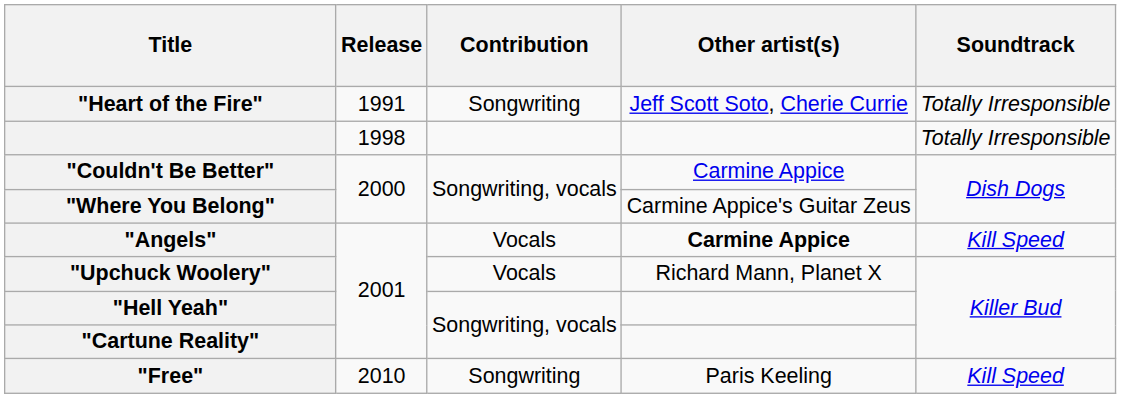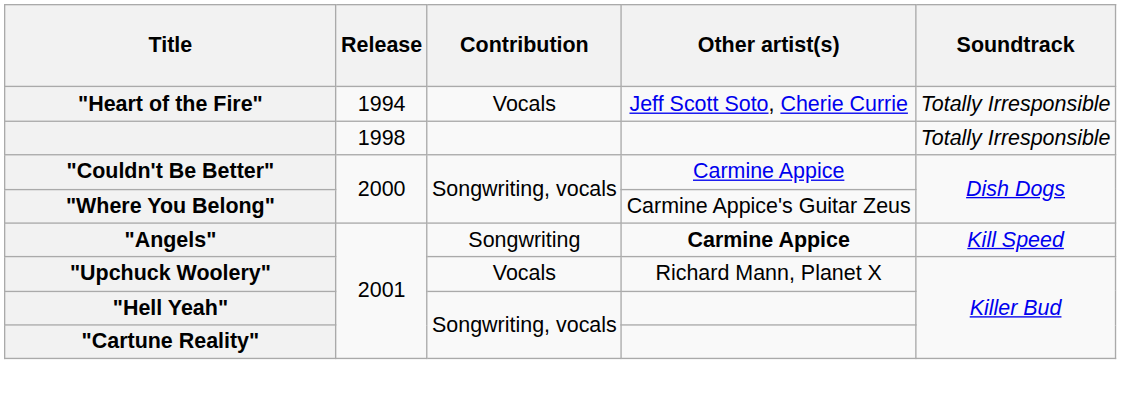(382, 103) 1991 -> (382, 103) 1994
(524, 103) Songwriting -> (524, 103) Vocals
(524, 239) Vocals -> (524, 239) Songwriting
- row: (170, 375)
